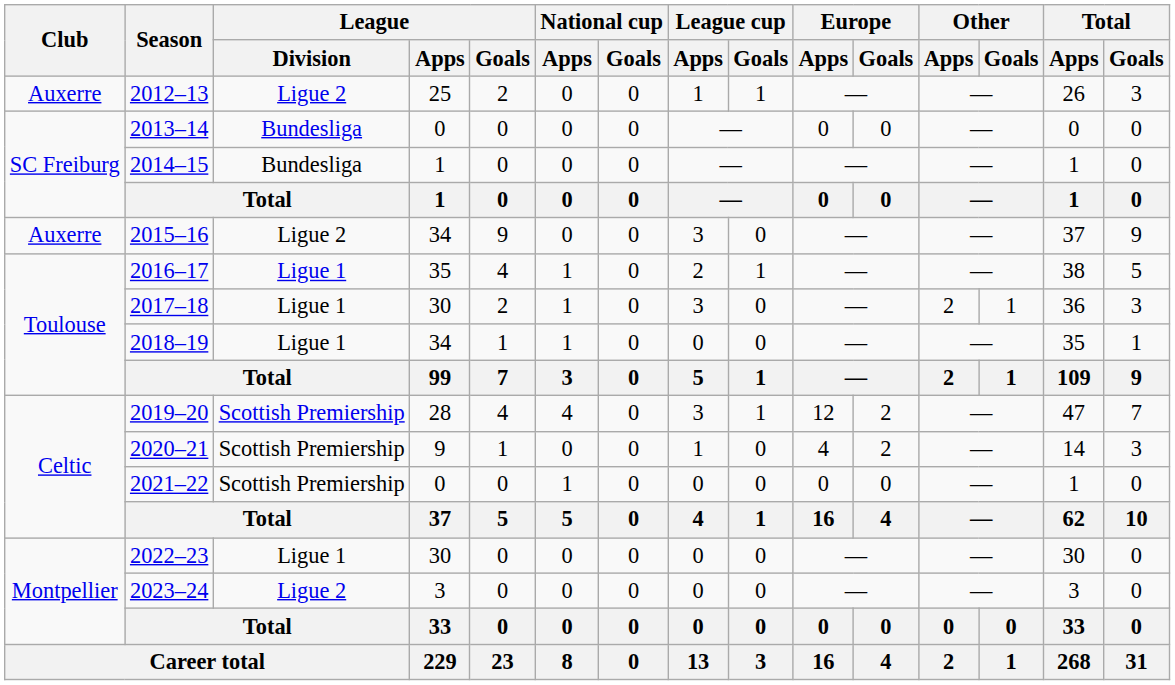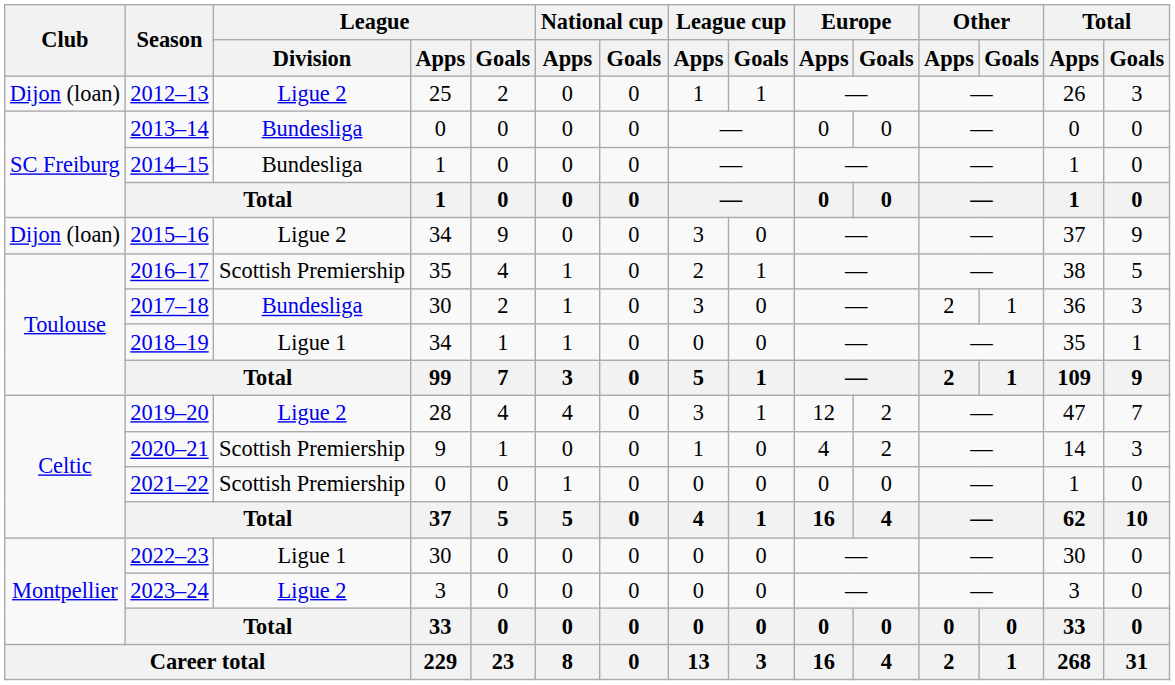(65, 93) Auxerre -> (65, 93) Dijon (loan)
(65, 235) Auxerre -> (65, 235) Dijon (loan)
(312, 270) Ligue 1 -> (312, 270) Scottish Premiership
(312, 306) Ligue 1 -> (312, 306) Bundesliga
(312, 413) Scottish Premiership -> (312, 413) Ligue 2
